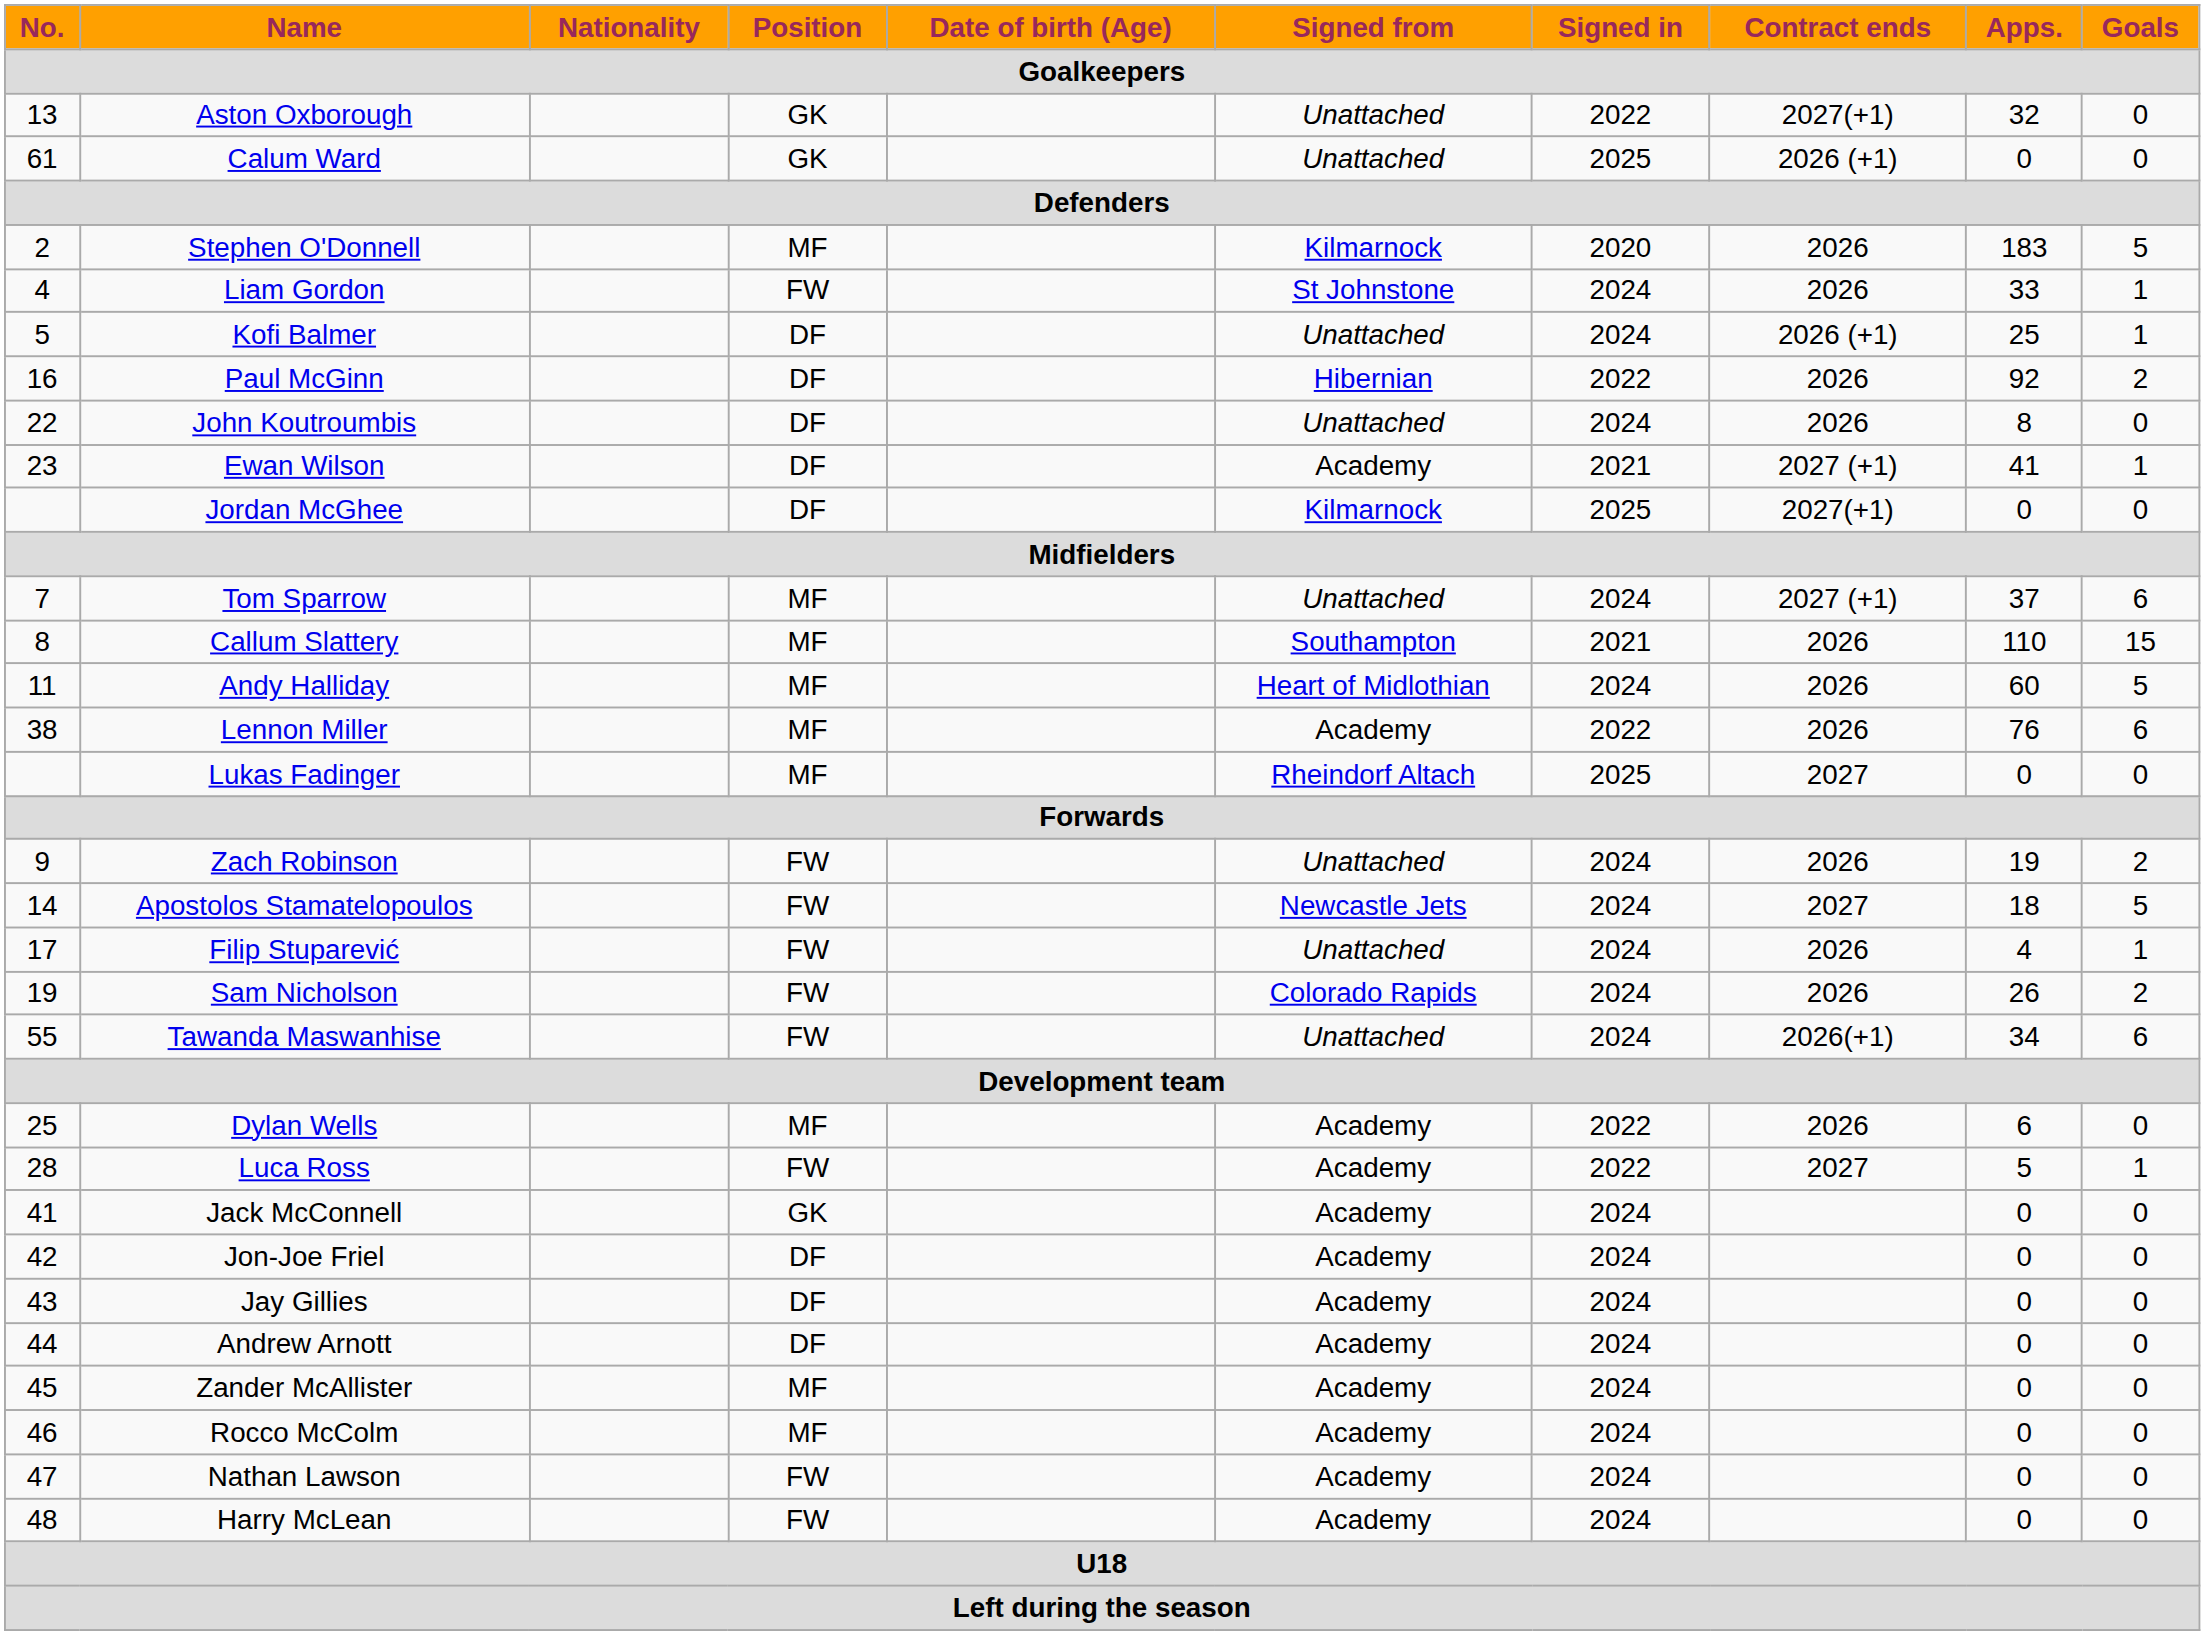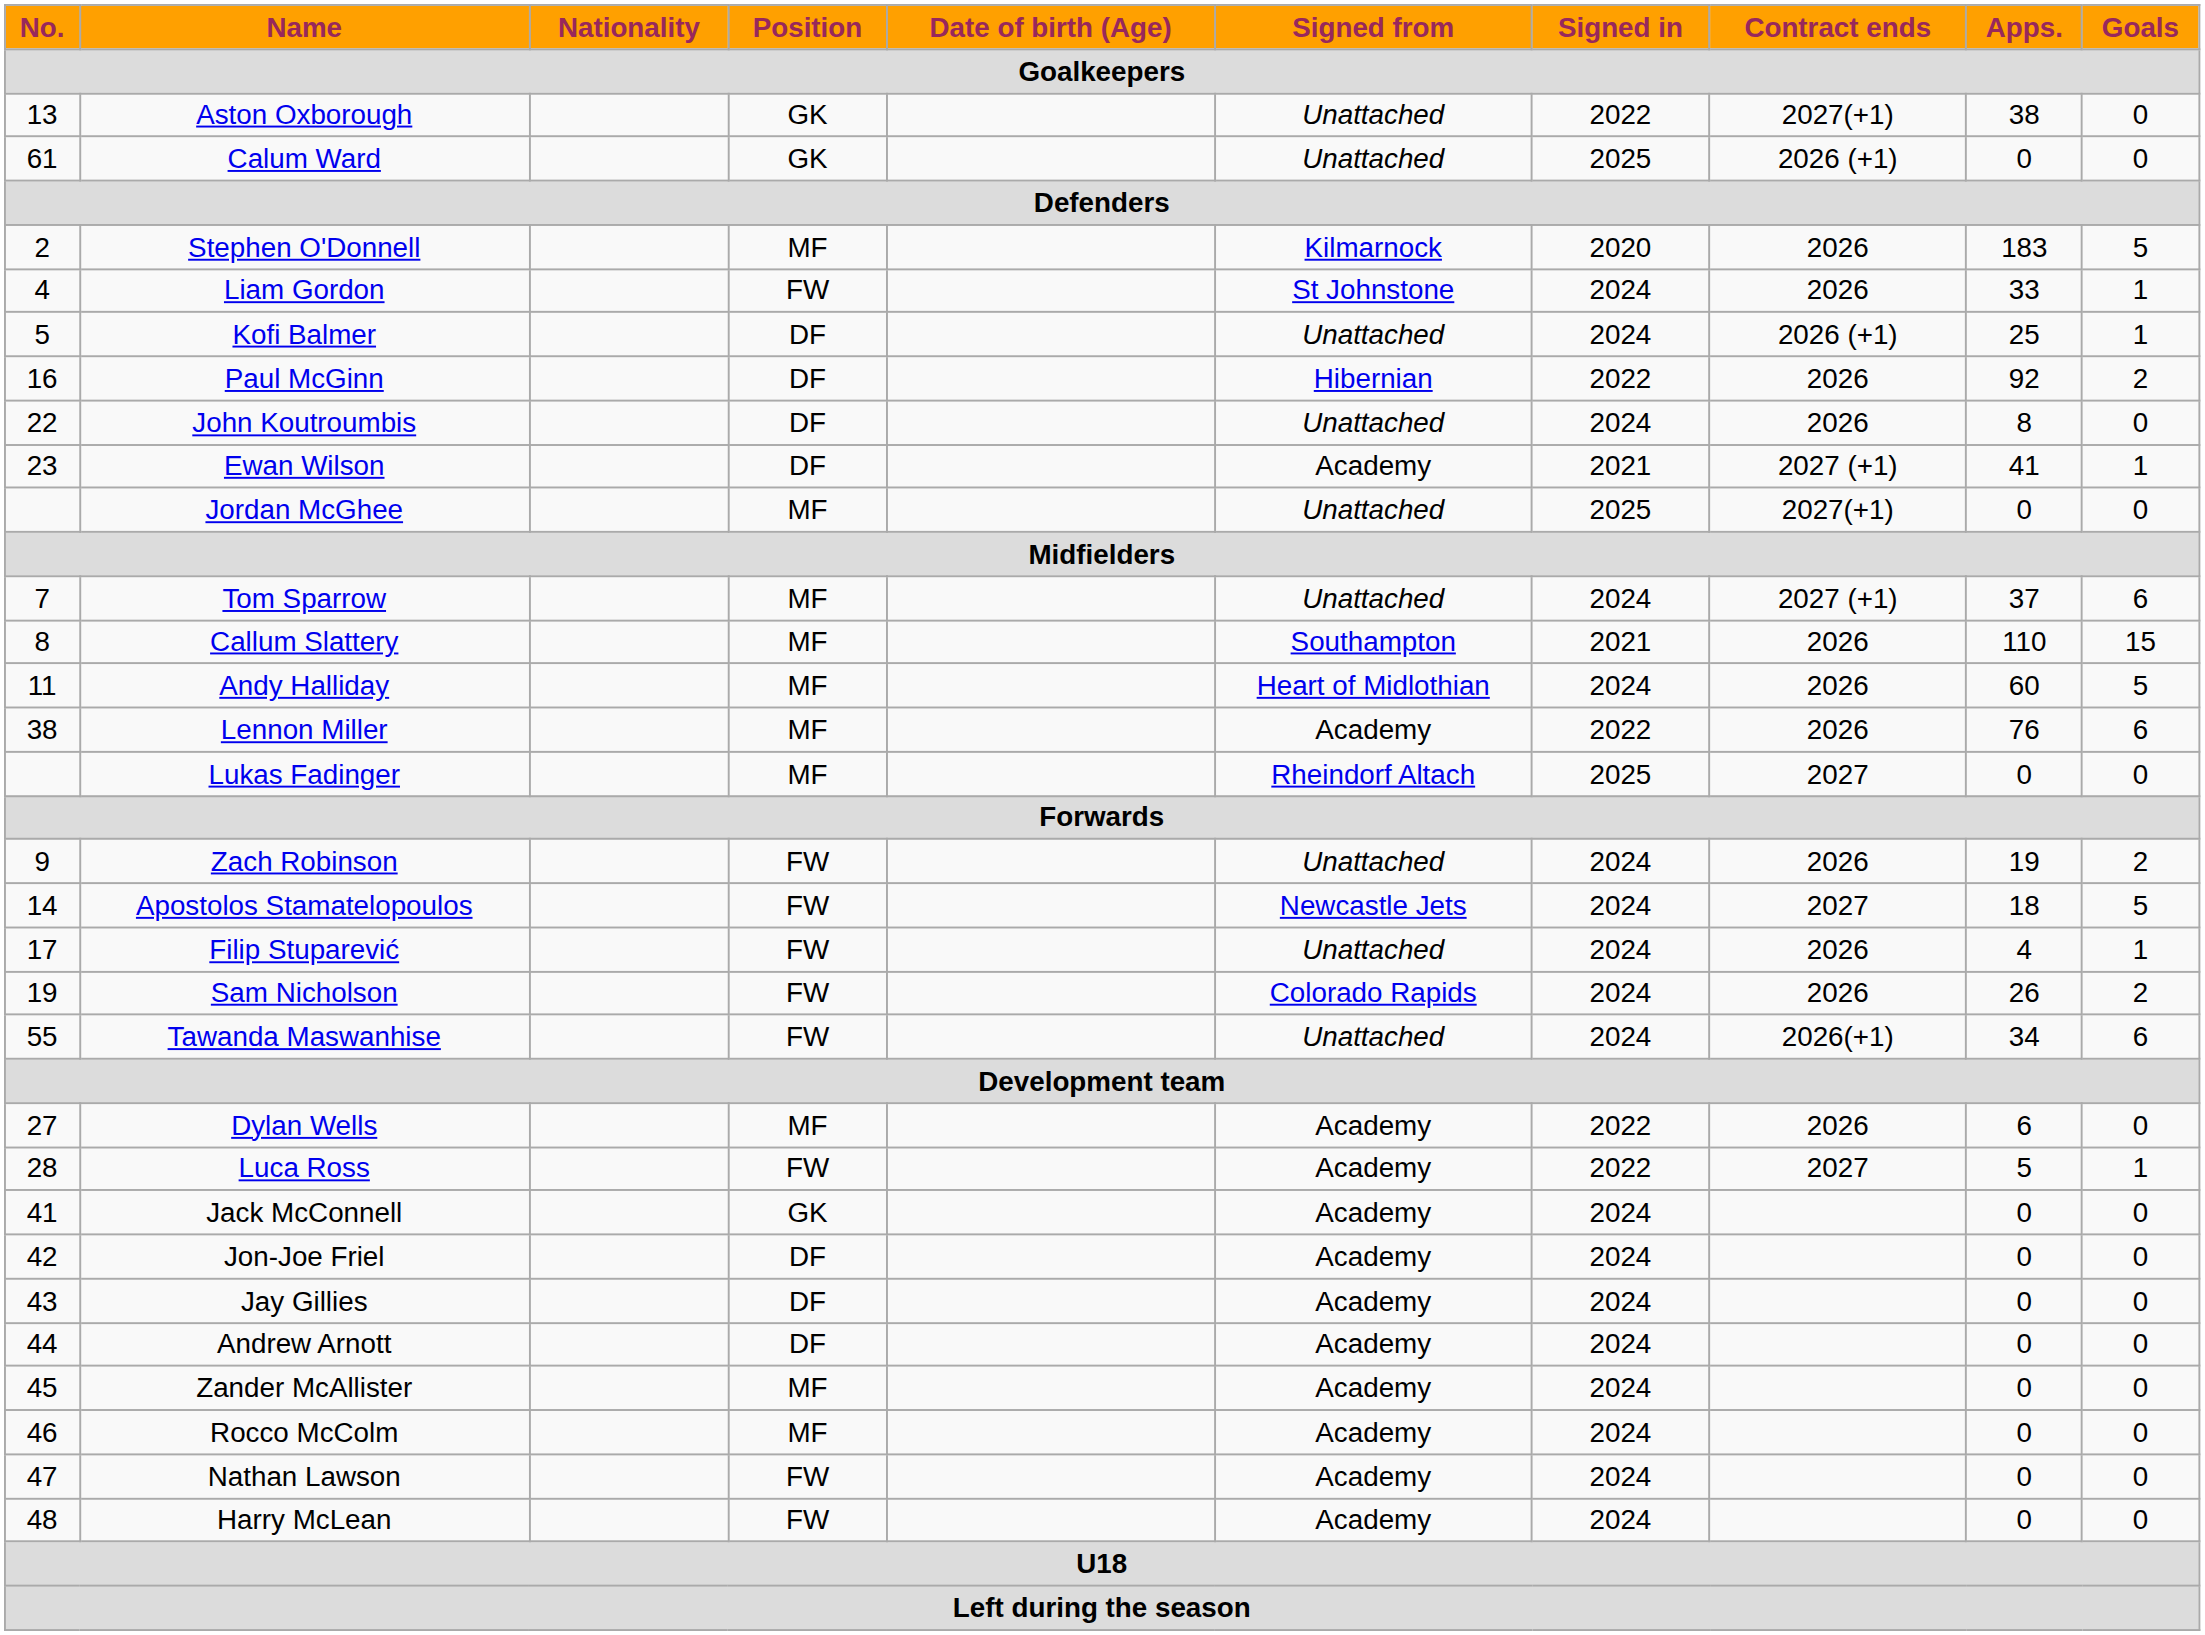(2024, 115) 32 -> (2024, 115) 38
(808, 510) DF -> (808, 510) MF
(1373, 510) Kilmarnock -> (1373, 510) Unattached
(42, 1125) 25 -> (42, 1125) 27
